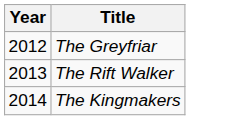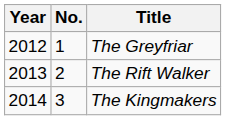+ column: (69, 18)
